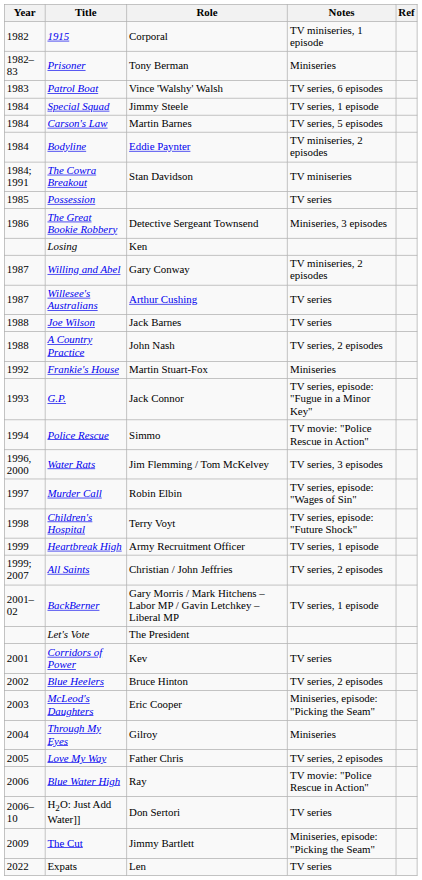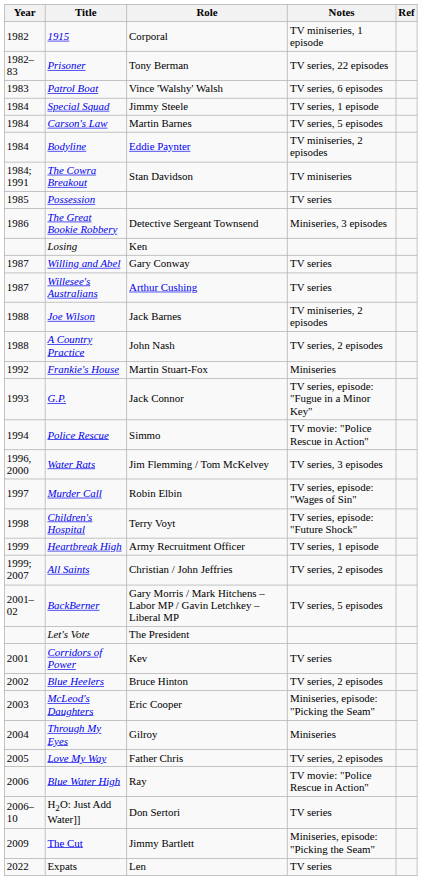(313, 65) Miniseries -> (339, 65) TV series, 22 episodes
(326, 270) TV miniseries, 2 episodes -> (311, 264) TV series
(311, 323) TV series -> (326, 317) TV miniseries, 2 episodes
(334, 605) TV series, 1 episode -> (336, 605) TV series, 5 episodes
